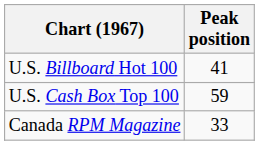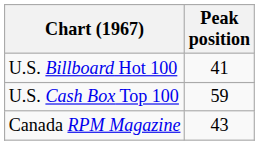(219, 125) 33 -> (219, 125) 43
